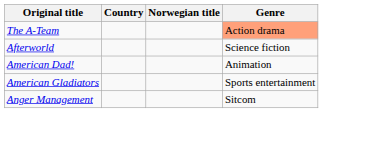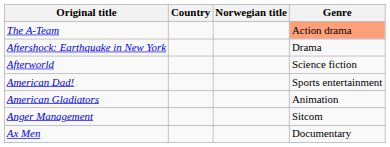+ row: (86, 47)
(248, 64) Animation -> (337, 82) Sports entertainment
(270, 82) Sports entertainment -> (315, 99) Animation
+ row: (24, 133)
